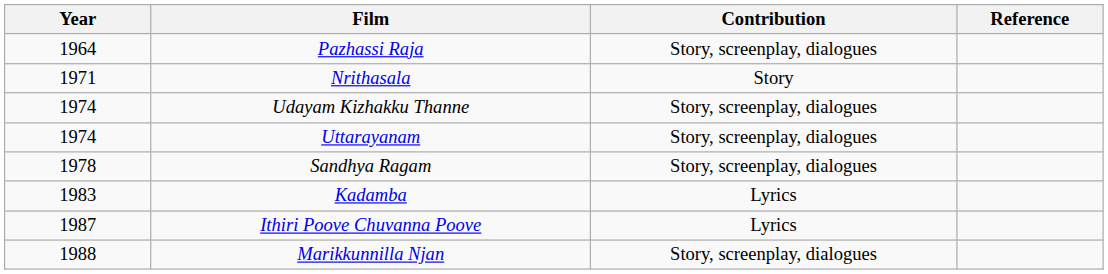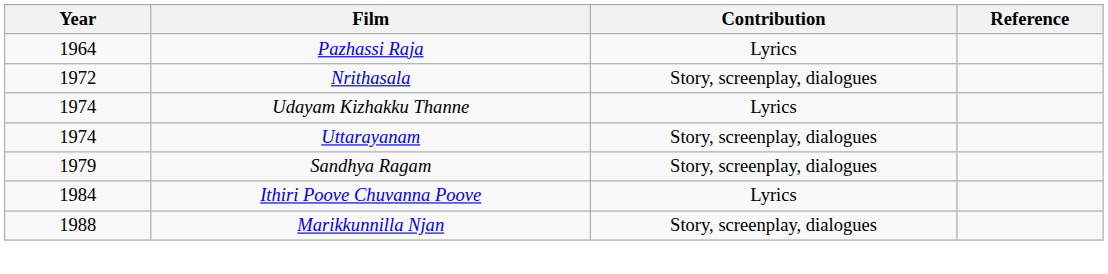(774, 48) Story, screenplay, dialogues -> (774, 48) Lyrics
(78, 78) 1971 -> (78, 78) 1972
(774, 78) Story -> (774, 78) Story, screenplay, dialogues
(774, 107) Story, screenplay, dialogues -> (774, 107) Lyrics
(78, 166) 1978 -> (78, 166) 1979
- row: (371, 195)
(78, 225) 1987 -> (78, 195) 1984
